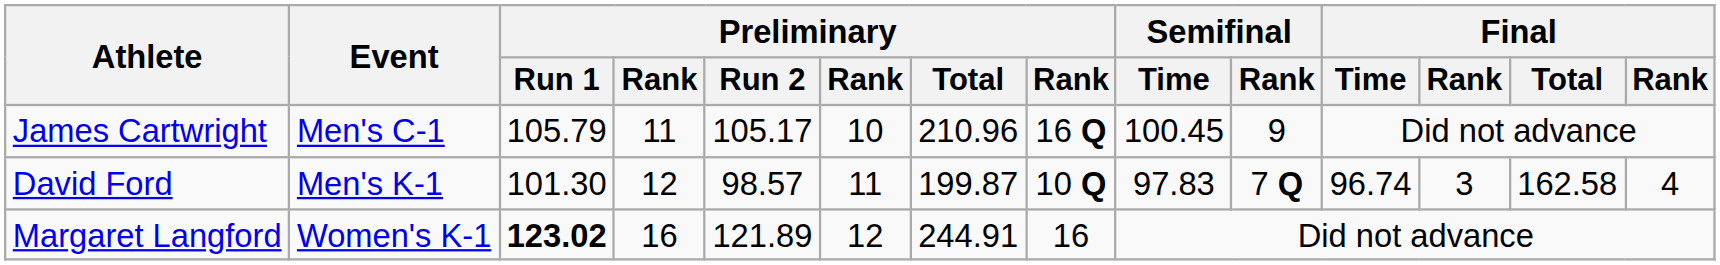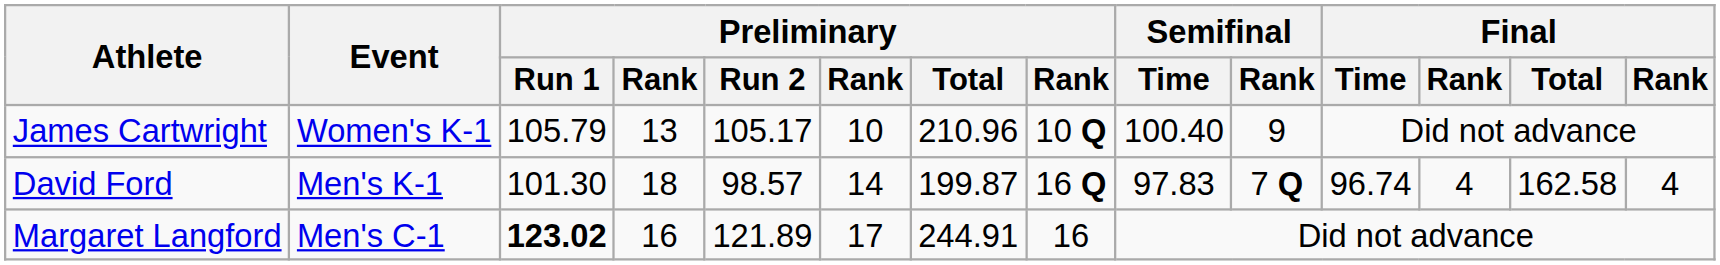(371, 132) Men's C-1 -> (394, 132) Women's K-1
(659, 132) 11 -> (659, 132) 13
(1071, 132) 16 Q -> (1071, 132) 10 Q
(1174, 132) 100.45 -> (1174, 132) 100.40
(659, 183) 12 -> (659, 183) 18
(865, 183) 11 -> (865, 183) 14
(1071, 183) 10 Q -> (1071, 183) 16 Q
(1464, 183) 3 -> (1464, 183) 4
(394, 235) Women's K-1 -> (371, 235) Men's C-1
(865, 235) 12 -> (865, 235) 17
